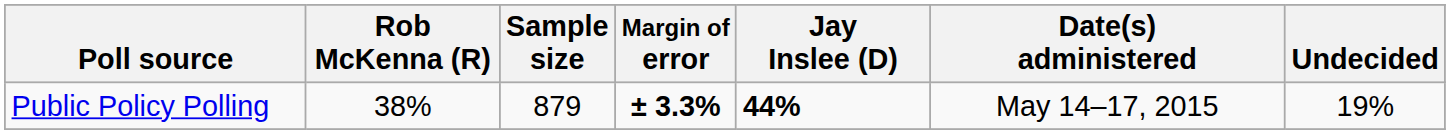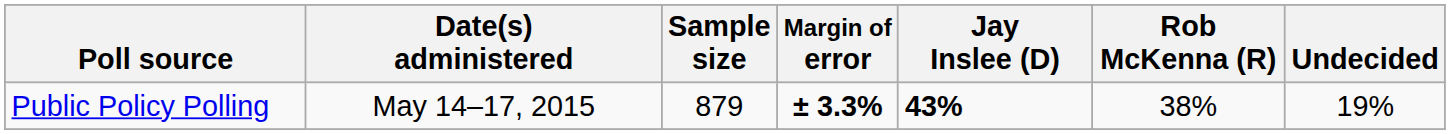columns swapped: (1107, 43) <-> (403, 43)
(772, 105) 44% -> (934, 105) 43%
